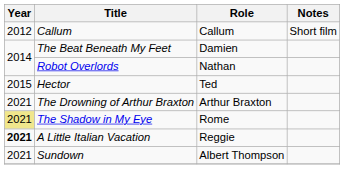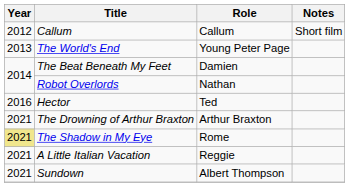+ row: (78, 48)
(19, 84) 2015 -> (19, 102) 2016
(19, 137) bold -> (19, 155) normal
